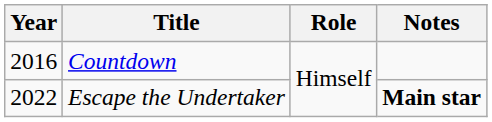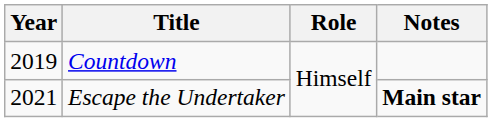(34, 60) 2016 -> (34, 60) 2019
(34, 97) 2022 -> (34, 97) 2021
